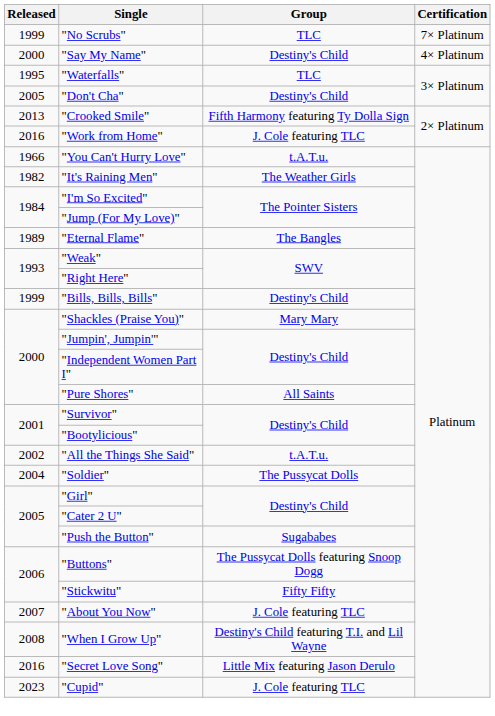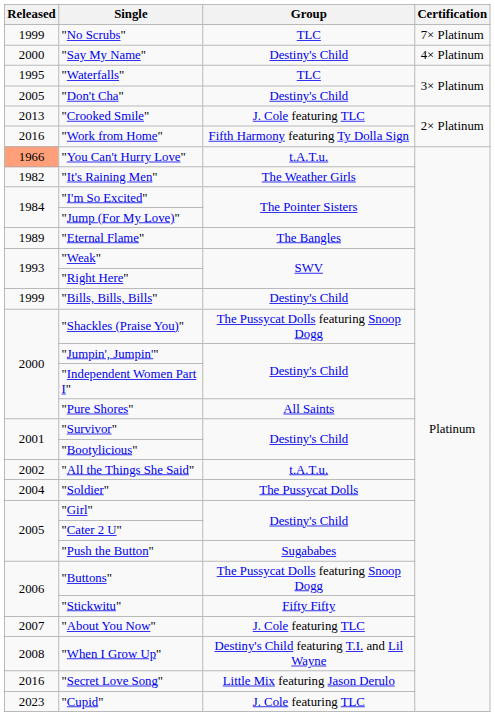(309, 116) Fifth Harmony featuring Ty Dolla Sign -> (309, 116) J. Cole featuring TLC
(309, 136) J. Cole featuring TLC -> (309, 136) Fifth Harmony featuring Ty Dolla Sign
(32, 156) no background -> (32, 156) lightsalmon background
(309, 319) Mary Mary -> (309, 326) The Pussycat Dolls featuring Snoop Dogg
